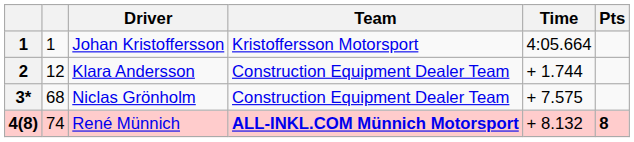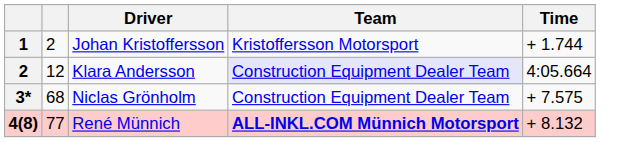- column: (612, 18)
(51, 44) 1 -> (51, 44) 2
(559, 44) 4:05.664 -> (555, 44) + 1.744
(371, 71) no background -> (371, 71) lavender background
(555, 71) + 1.744 -> (559, 71) 4:05.664
(55, 124) 74 -> (55, 124) 77
